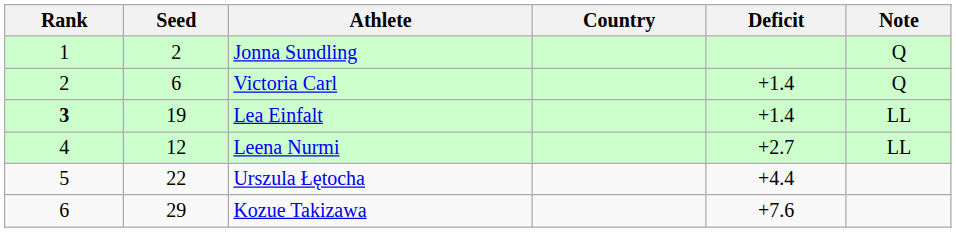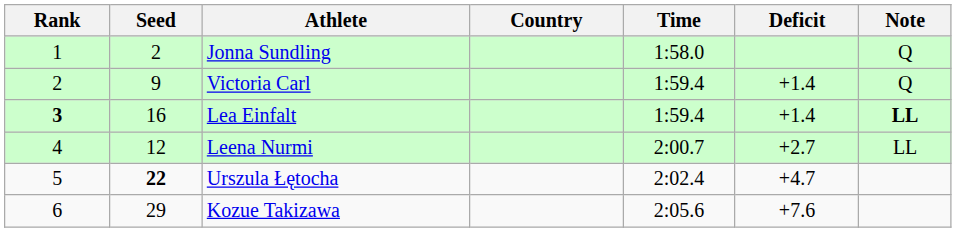+ column: (679, 20)
(176, 83) 6 -> (156, 83) 9
(176, 115) 19 -> (156, 115) 16
(899, 115) normal -> (905, 115) bold
(176, 178) normal -> (156, 178) bold
(776, 178) +4.4 -> (797, 178) +4.7
